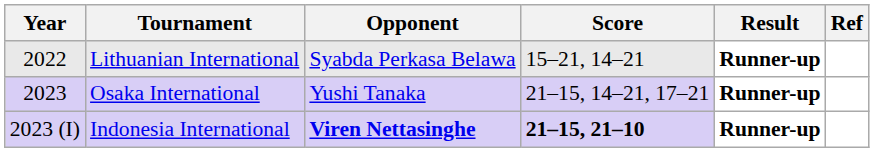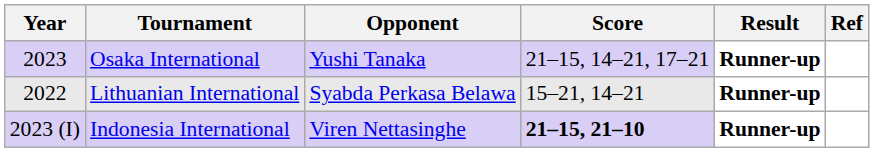rows swapped: (195, 58) <-> (175, 93)
(392, 129) bold -> (388, 129) normal
